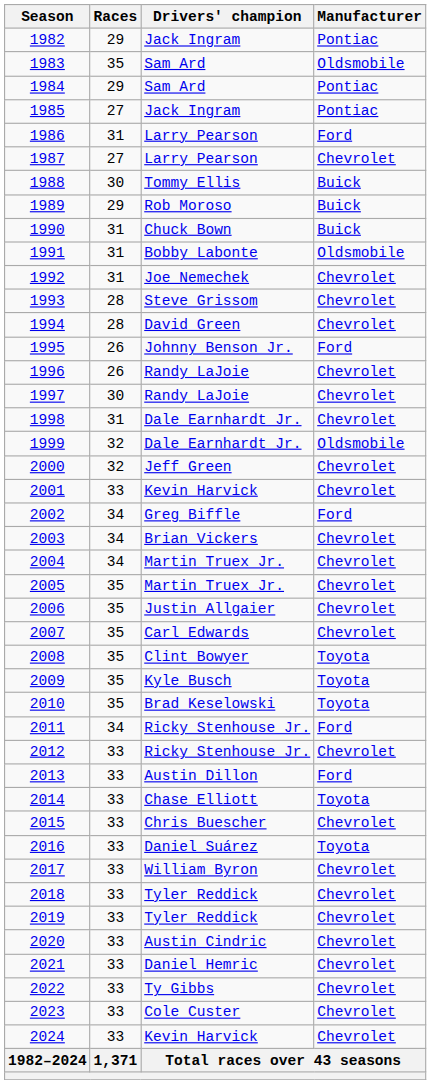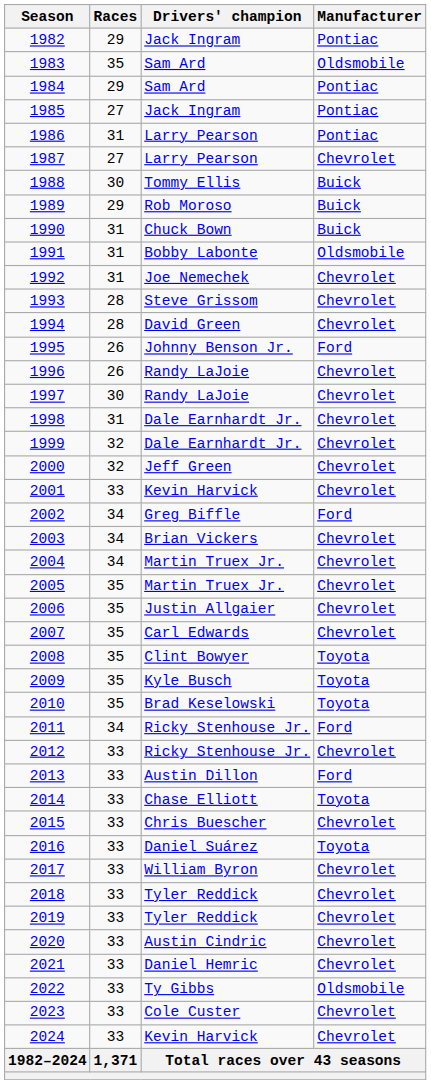(335, 135) Ford -> (348, 135) Pontiac
(361, 444) Oldsmobile -> (357, 444) Chevrolet
(357, 989) Chevrolet -> (361, 989) Oldsmobile
